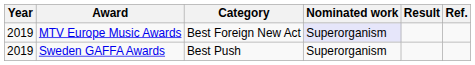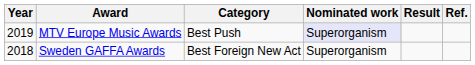(244, 32) Best Foreign New Act -> (214, 32) Best Push
(20, 51) 2019 -> (20, 51) 2018
(214, 51) Best Push -> (244, 51) Best Foreign New Act
